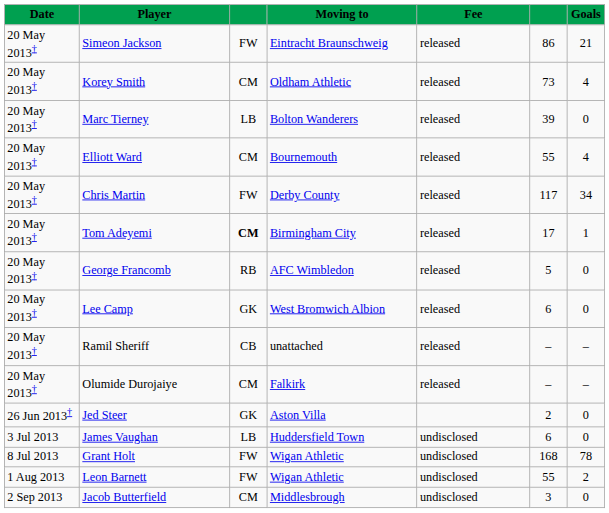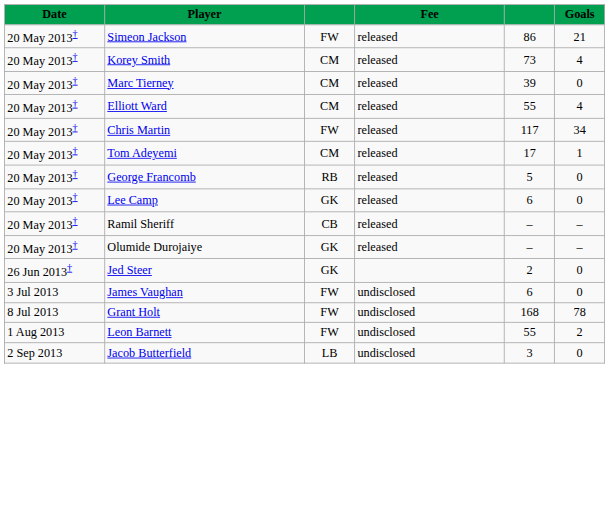- column: (342, 14)
(248, 119) LB -> (330, 83) CM
(248, 233) bold -> (330, 153) normal
(248, 384) CM -> (330, 247) GK
(248, 437) LB -> (330, 292) FW
(248, 497) CM -> (330, 353) LB
